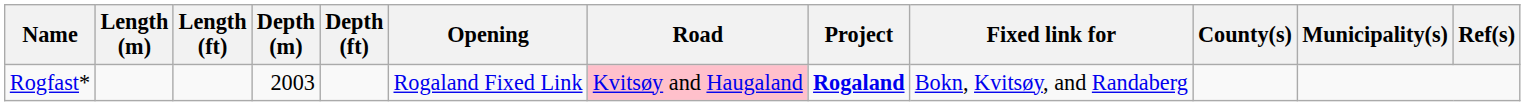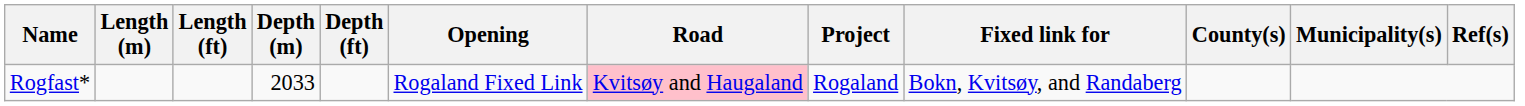(293, 82) 2003 -> (293, 82) 2033
(859, 82) bold -> (856, 82) normal
